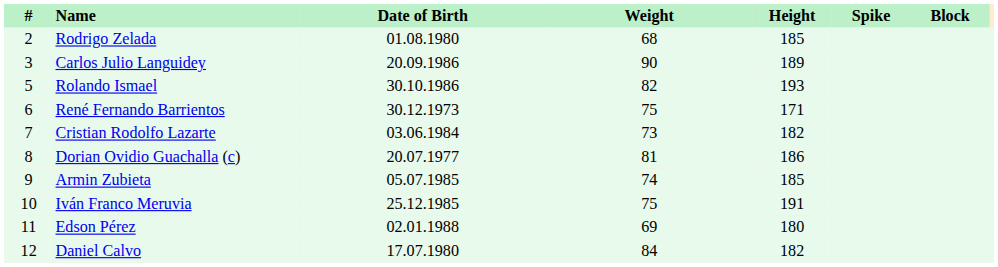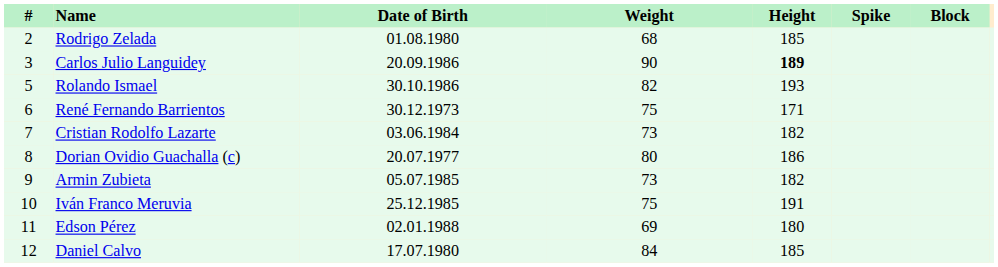(792, 62) normal -> (792, 62) bold
(649, 156) 81 -> (649, 156) 80
(649, 180) 74 -> (649, 180) 73
(792, 180) 185 -> (792, 180) 182
(792, 250) 182 -> (792, 250) 185
